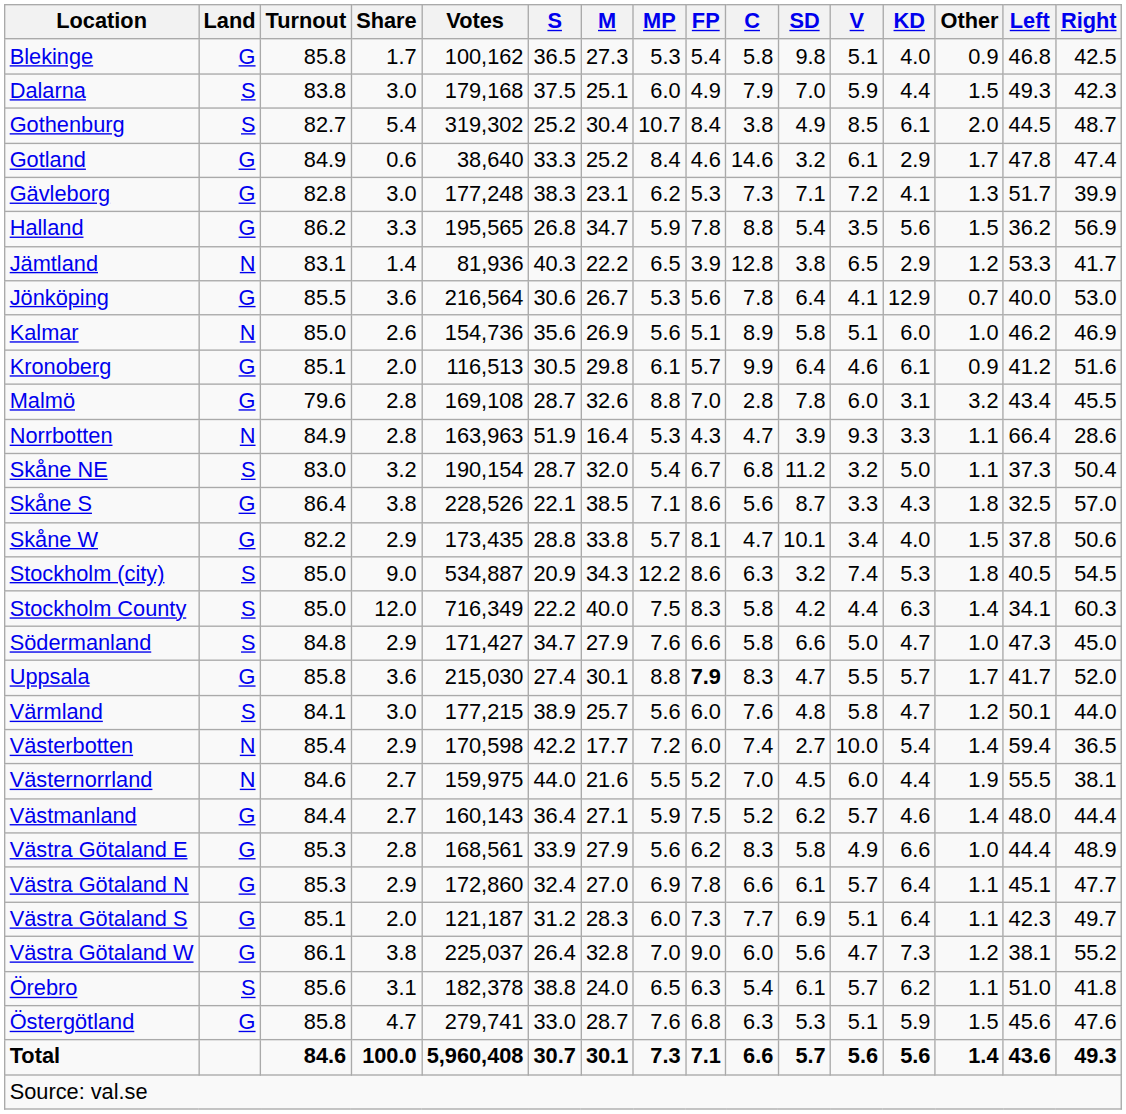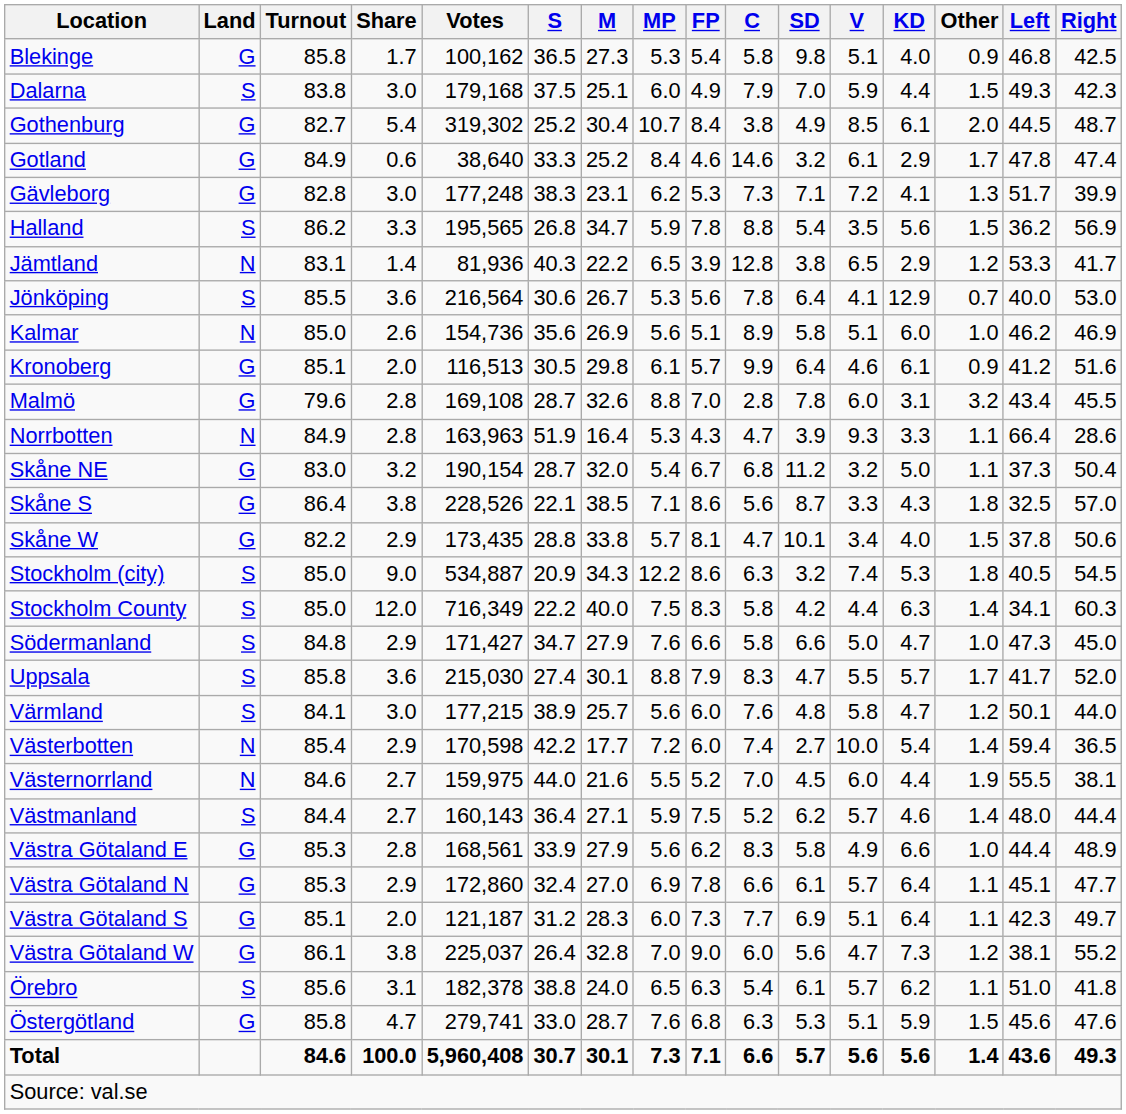(248, 125) S -> (247, 125) G
(247, 228) G -> (248, 228) S
(247, 297) G -> (248, 297) S
(248, 470) S -> (247, 470) G
(247, 677) G -> (248, 677) S
(706, 677) bold -> (706, 677) normal
(247, 815) G -> (248, 815) S
